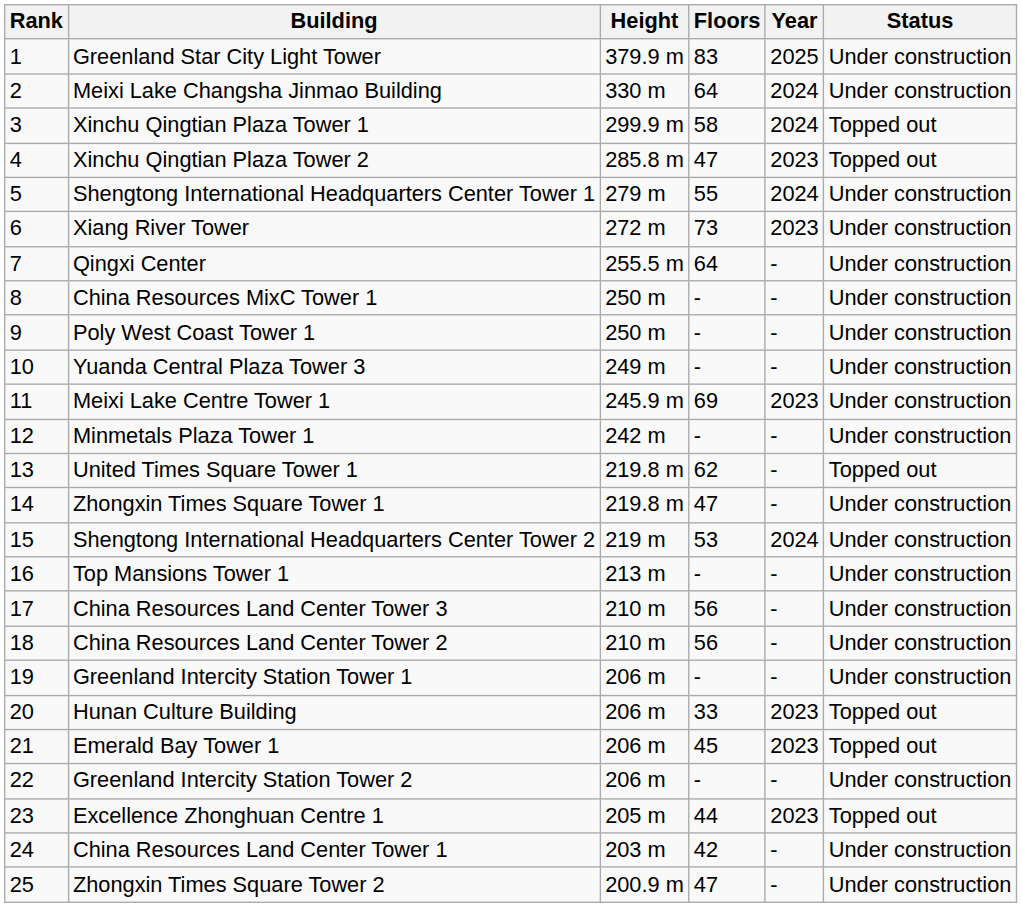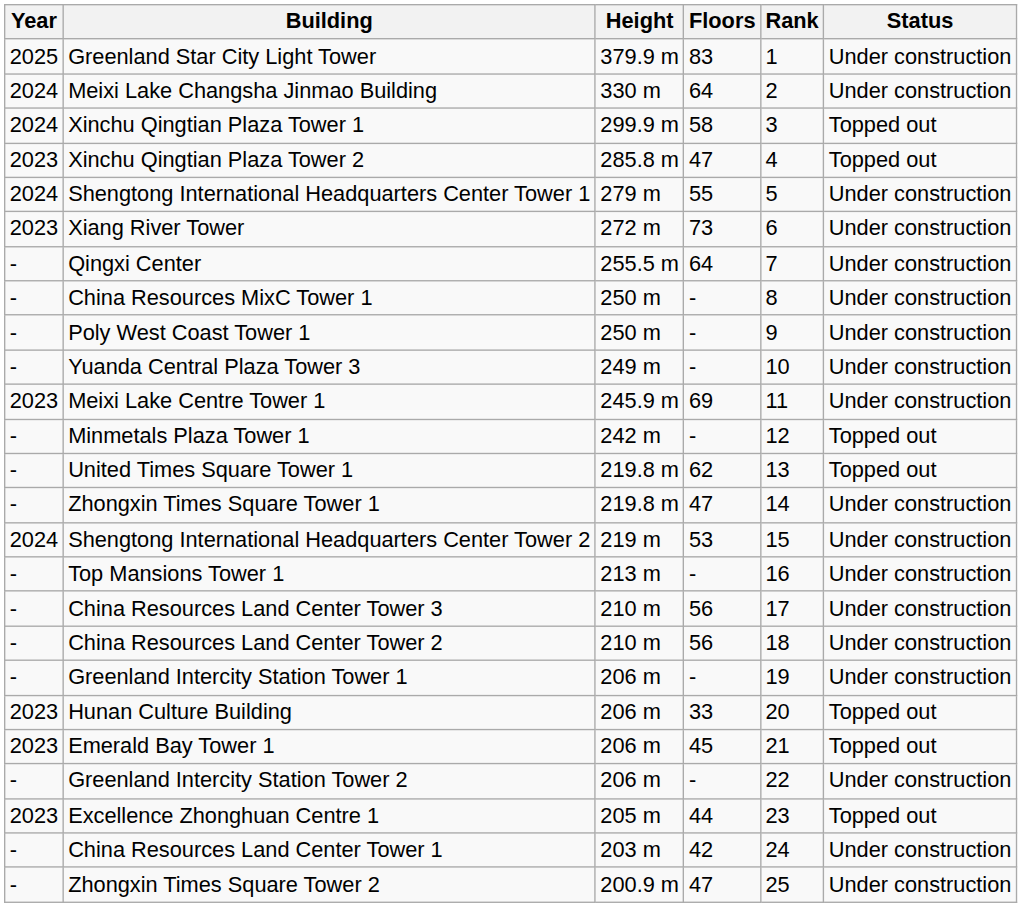columns swapped: (36, 21) <-> (795, 21)
(920, 435) Under construction -> (883, 435) Topped out
